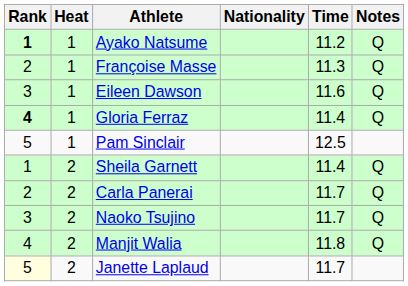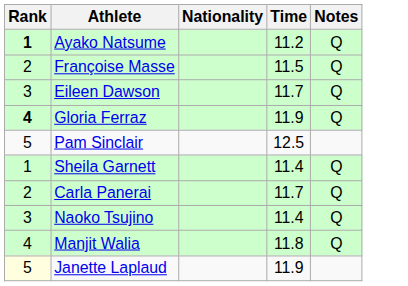- column: (71, 17)
(330, 67) 11.3 -> (289, 67) 11.5
(330, 92) 11.6 -> (289, 92) 11.7
(330, 117) 11.4 -> (289, 117) 11.9
(330, 218) 11.7 -> (289, 218) 11.4
(330, 268) 11.7 -> (289, 268) 11.9
